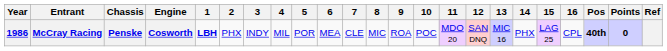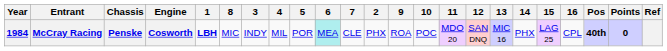columns swapped: (231, 12) <-> (377, 12)
(17, 33) 1986 -> (17, 33) 1984
(330, 33) no background -> (328, 33) paleturquoise background
